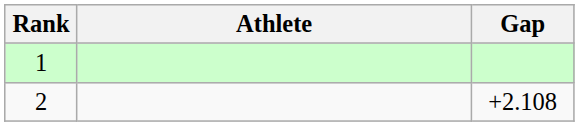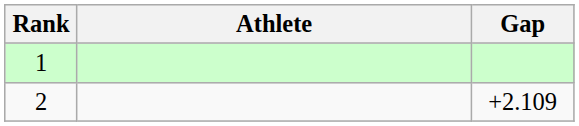(523, 101) +2.108 -> (523, 101) +2.109
